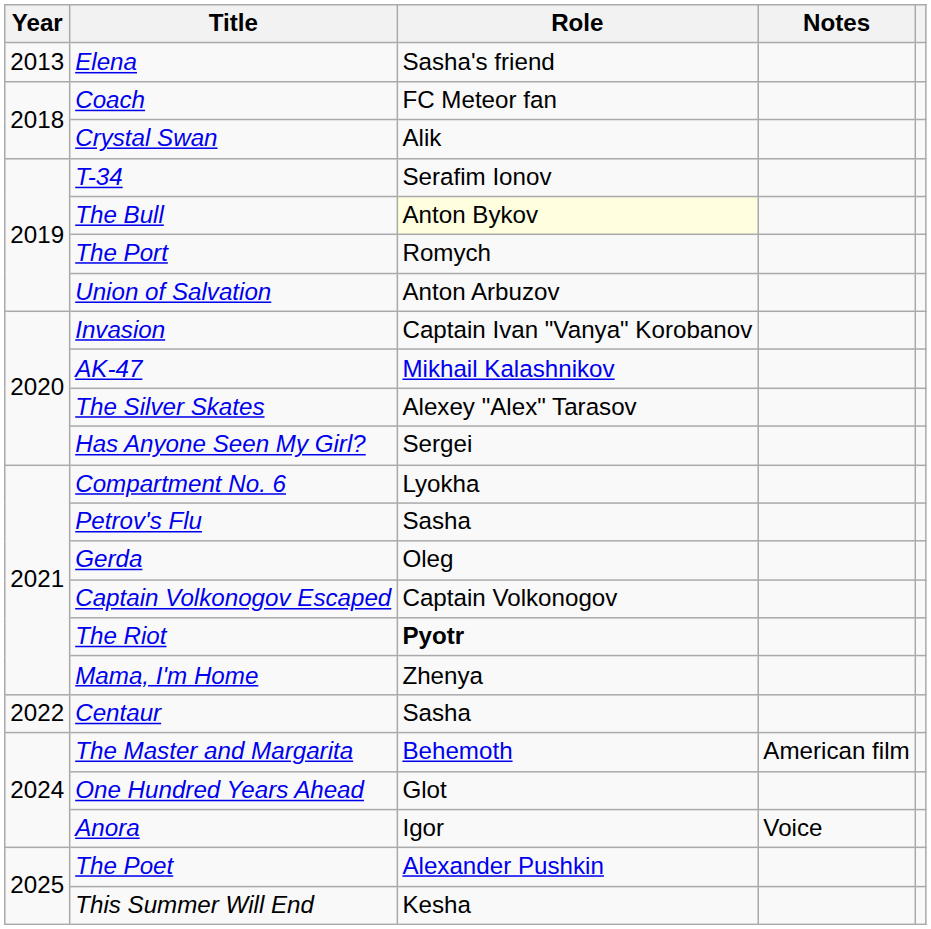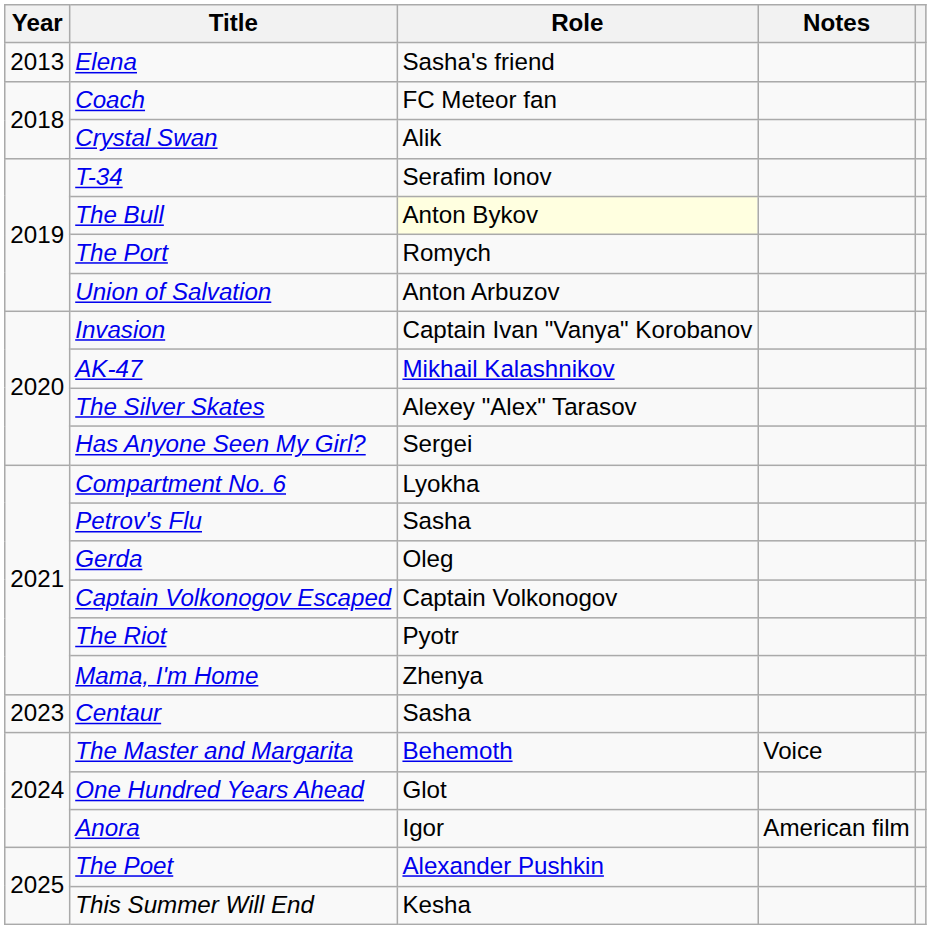(433, 636) bold -> (431, 636) normal
(37, 713) 2022 -> (37, 713) 2023
(837, 751) American film -> (793, 751) Voice
(793, 828) Voice -> (837, 828) American film
